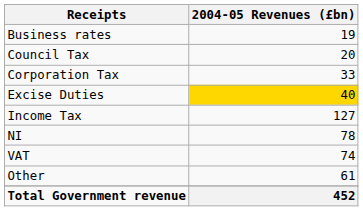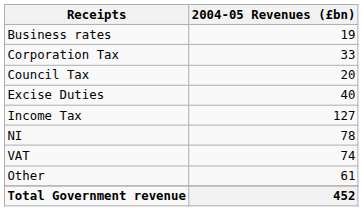rows swapped: (63, 75) <-> (48, 55)
(348, 95) gold background -> (348, 95) no background
